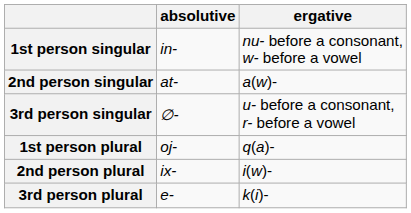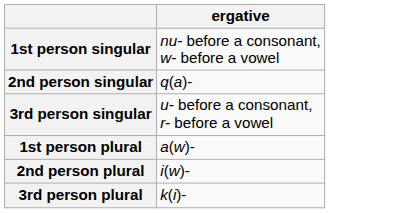- column: (198, 16)
(260, 81) a(w)- -> (176, 81) q(a)-
(259, 147) q(a)- -> (178, 147) a(w)-
